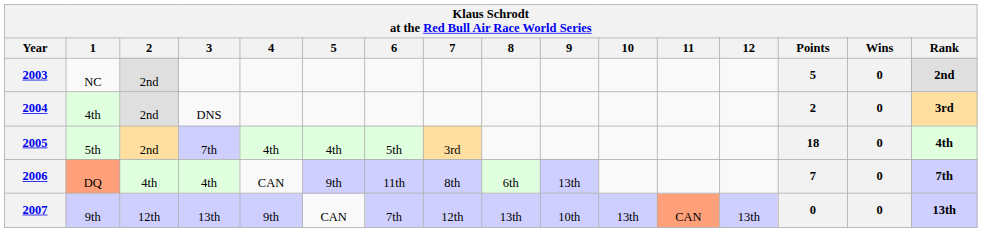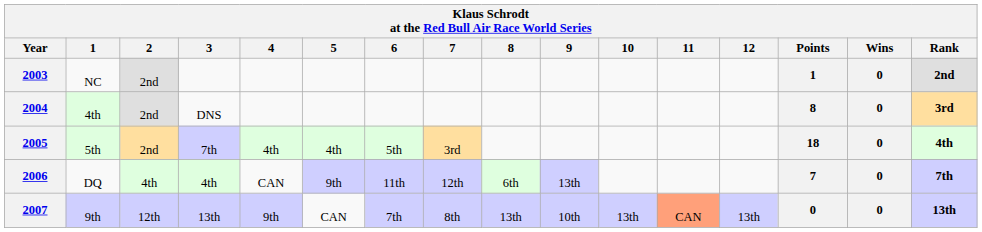(813, 75) 5 -> (813, 75) 1
(813, 108) 2 -> (813, 108) 8
(93, 183) lightsalmon background -> (93, 183) no background
(452, 183) 8th -> (452, 183) 12th
(452, 217) 12th -> (452, 217) 8th
